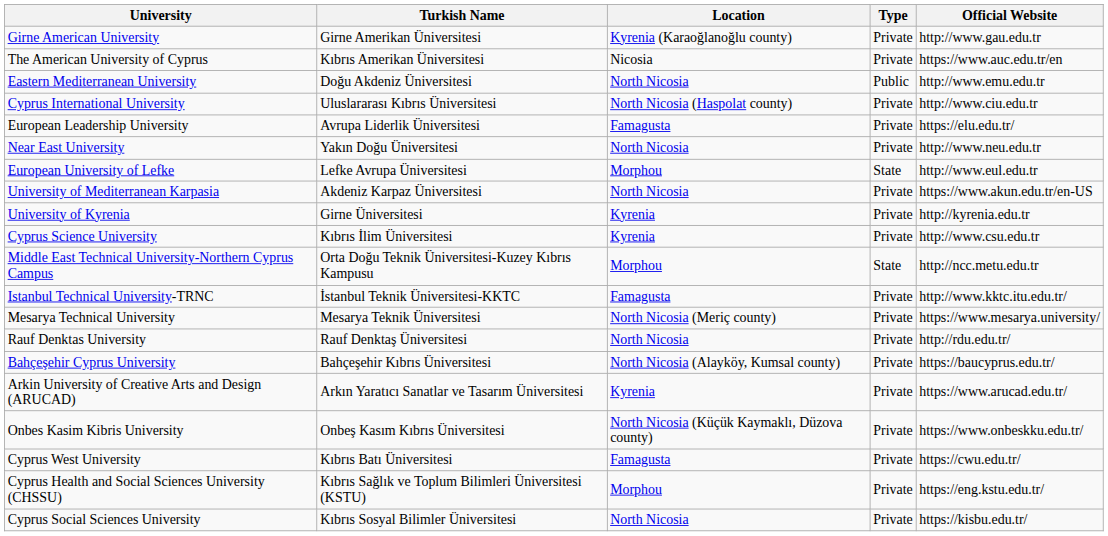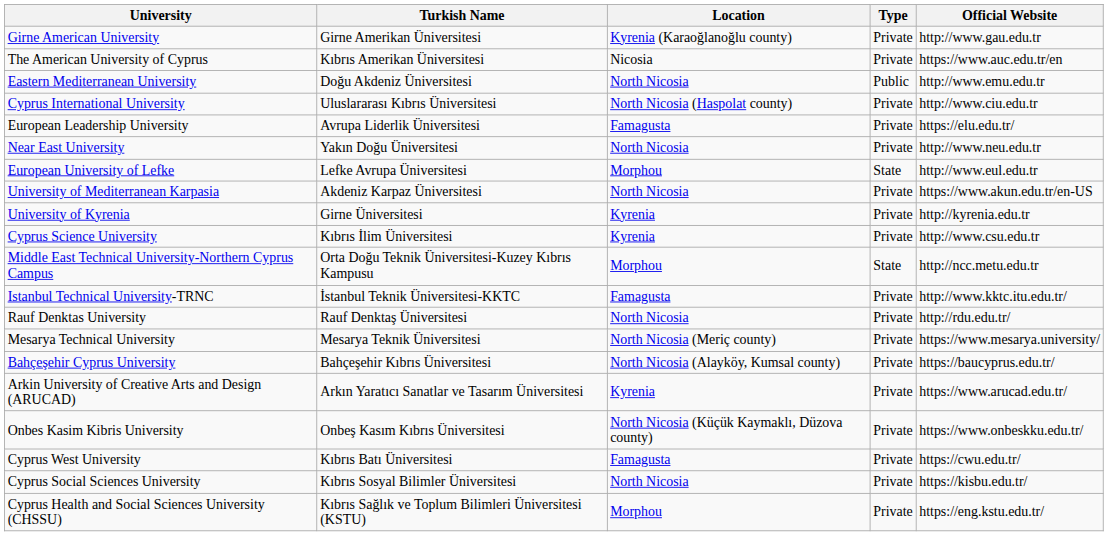rows swapped: (77, 340) <-> (91, 318)
rows swapped: (136, 489) <-> (104, 519)
